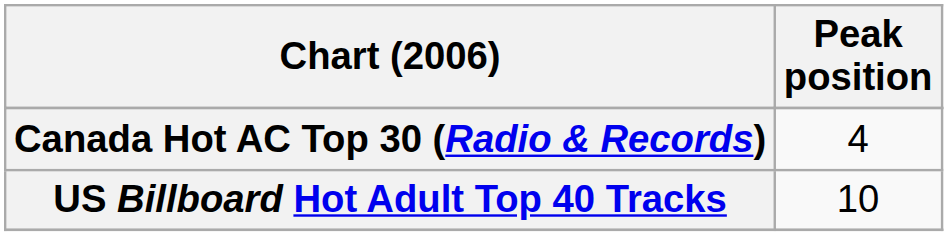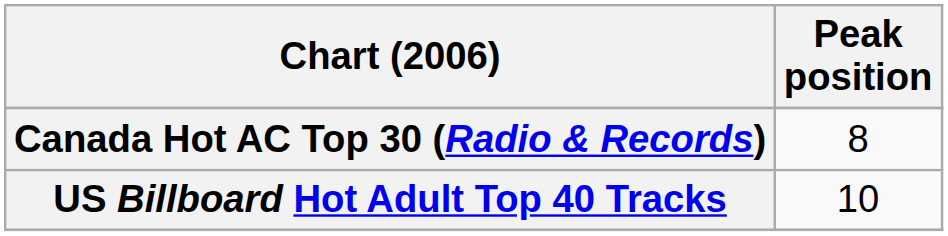(858, 138) 4 -> (858, 138) 8
